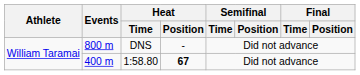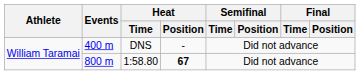(99, 46) 800 m -> (99, 46) 400 m
(99, 62) 400 m -> (99, 62) 800 m
